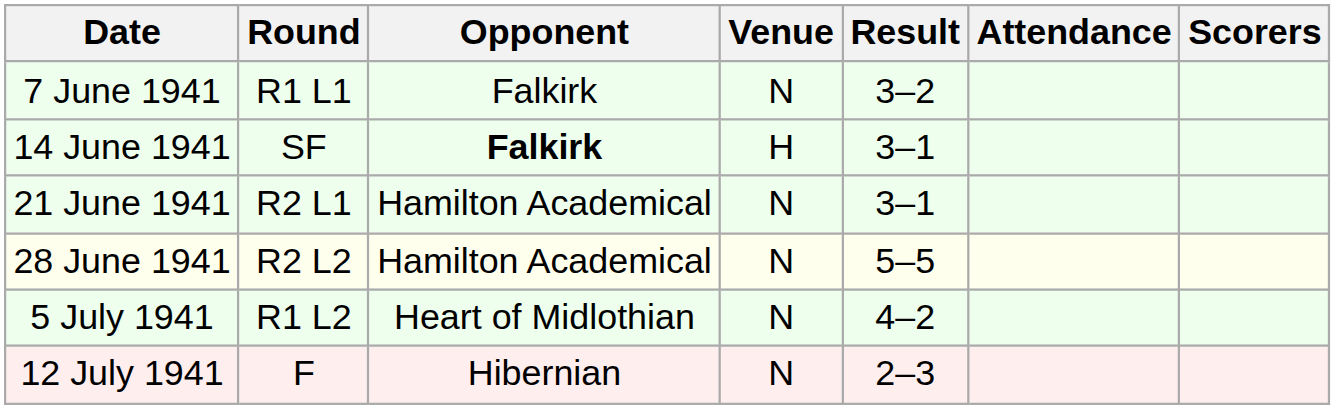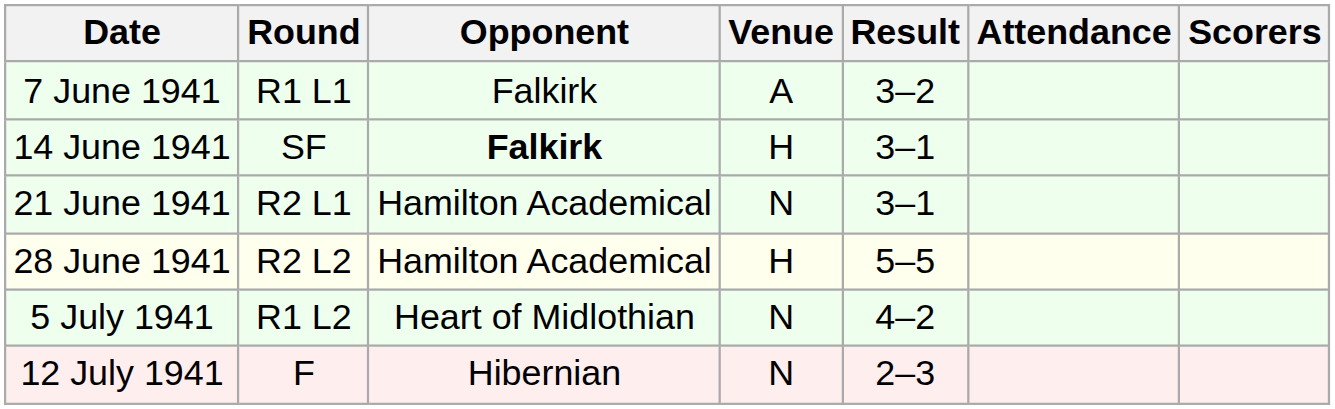(781, 89) N -> (781, 89) A
(781, 260) N -> (781, 260) H
